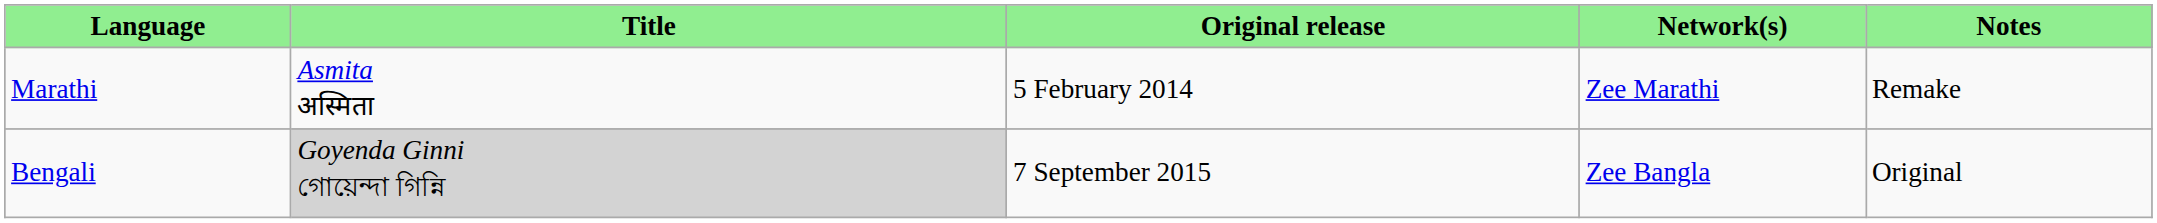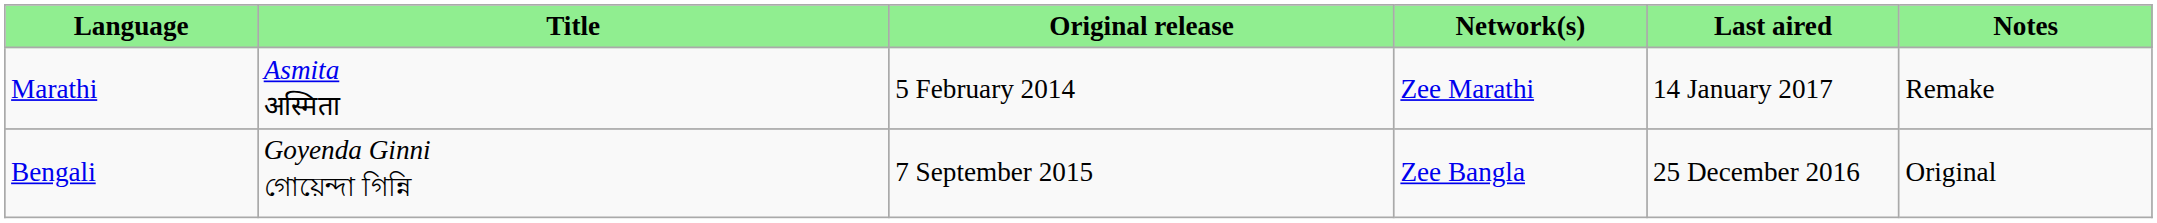+ column: (1773, 26)
(381, 168) lightgrey background -> (347, 168) no background
